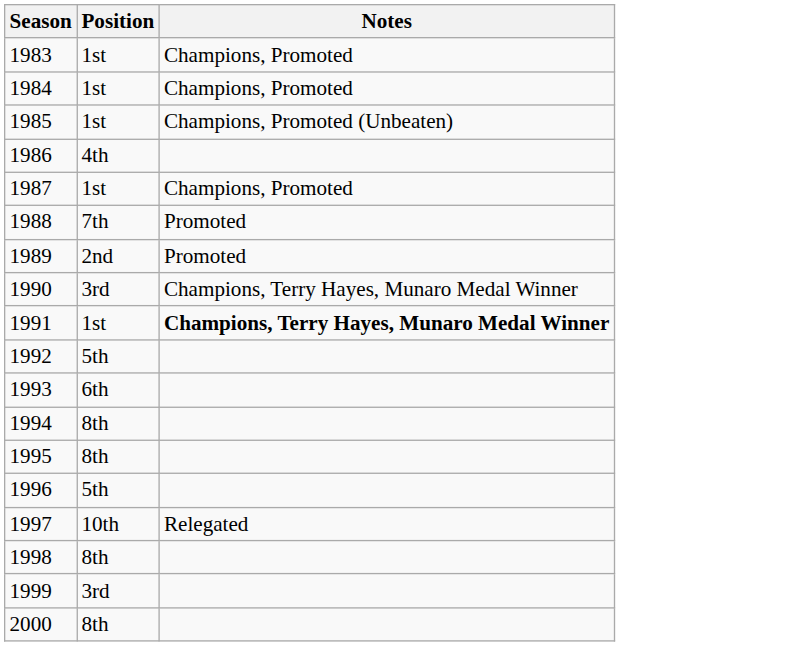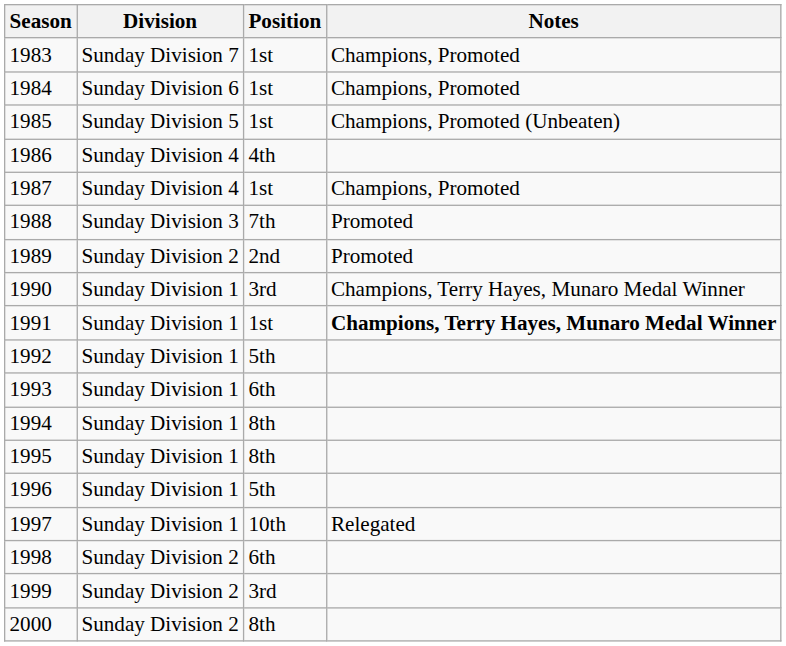+ column: (160, 21)
(95, 557) 8th -> (262, 557) 6th
